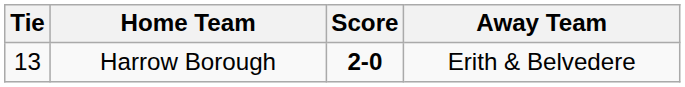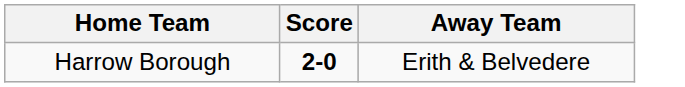- column: (28, 23)
